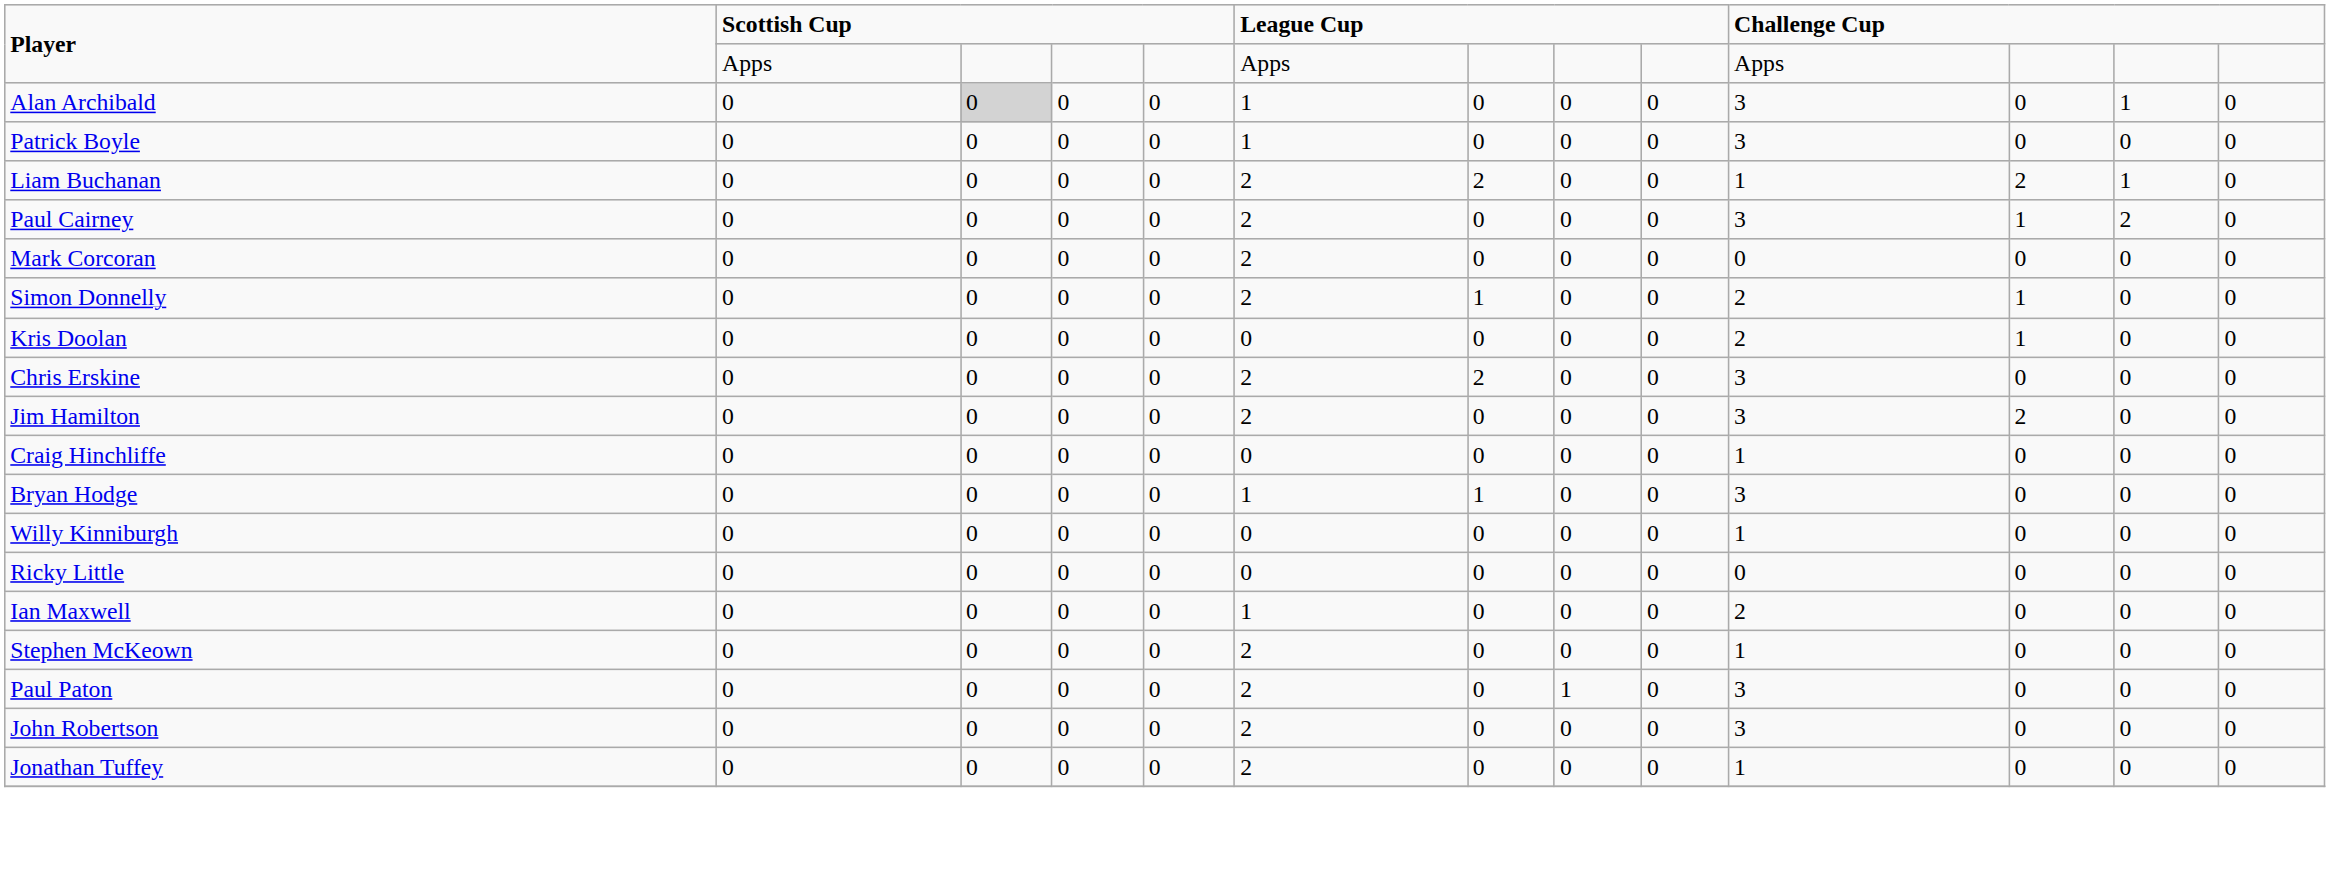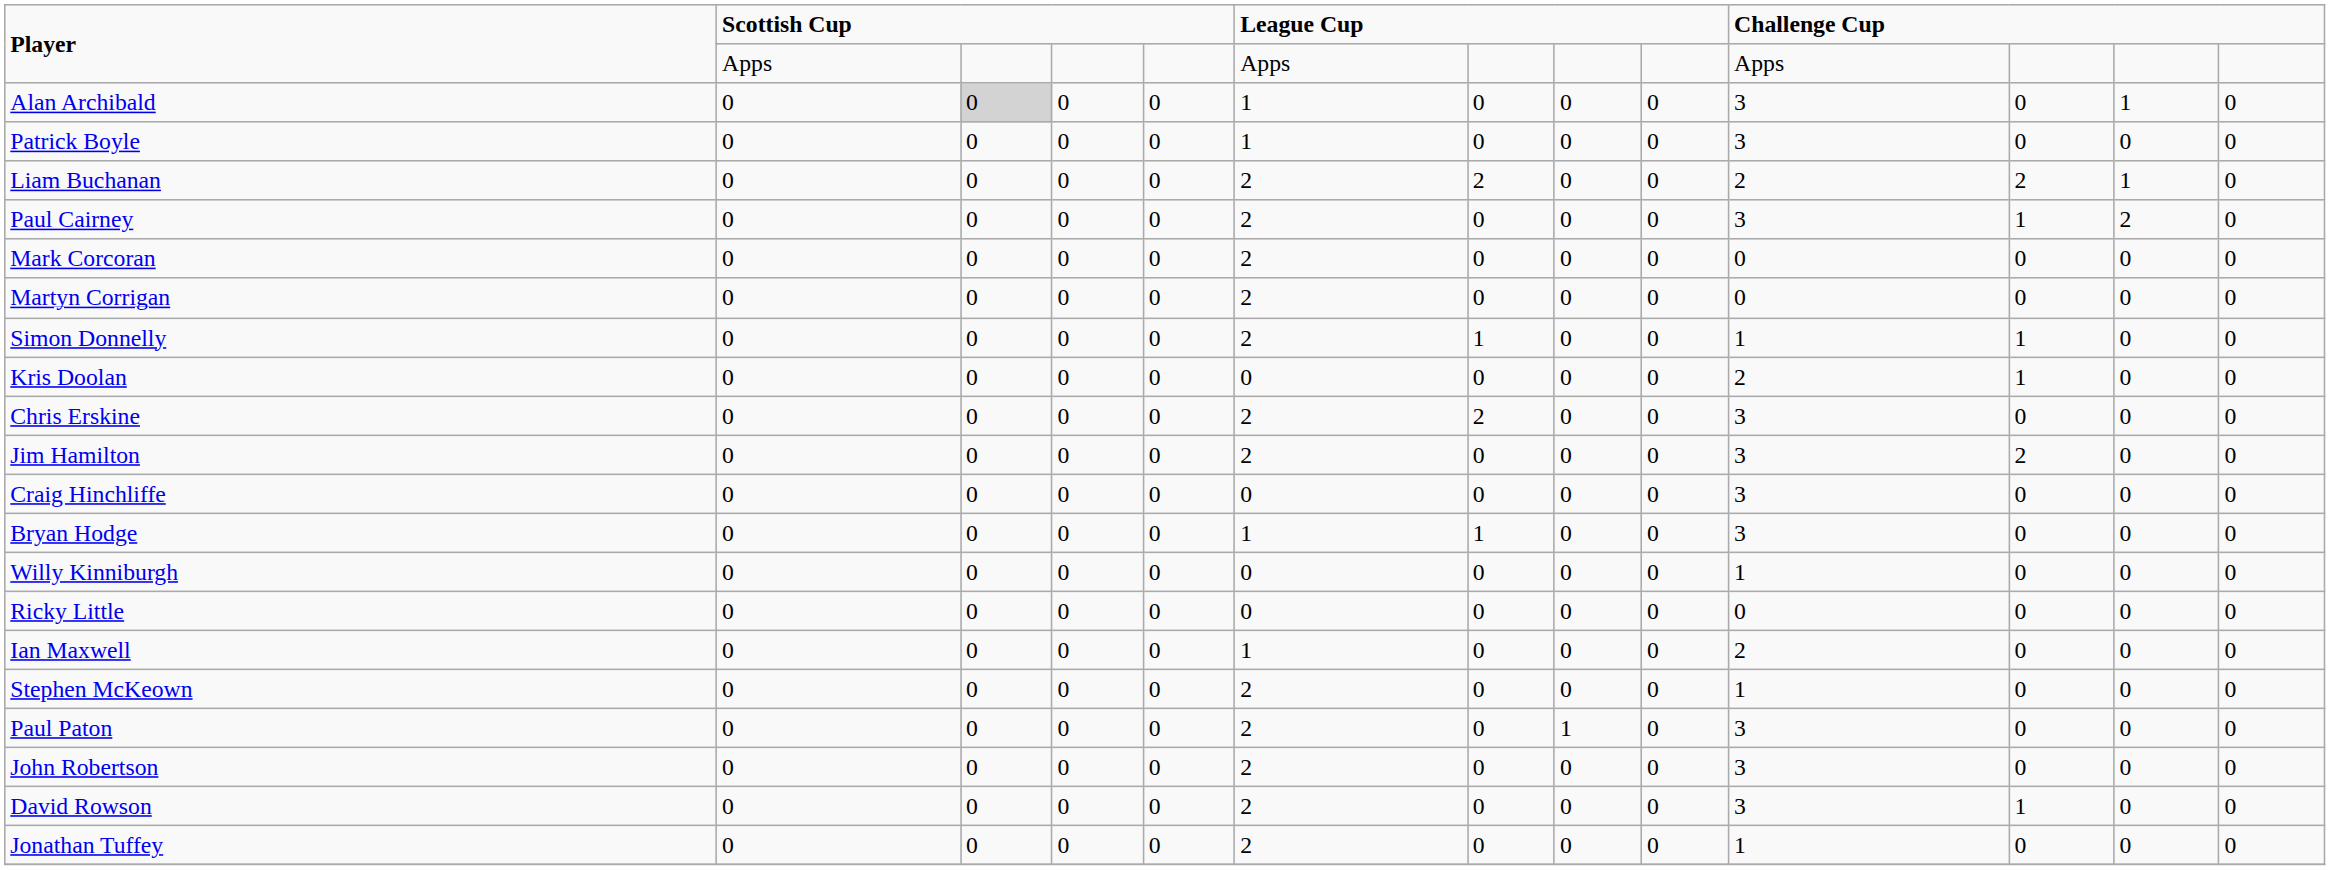(1740, 180) 1 -> (1740, 180) 2
+ row: (90, 297)
(1740, 297) 2 -> (1740, 337) 1
(1740, 454) 1 -> (1740, 493) 3
+ row: (81, 806)
